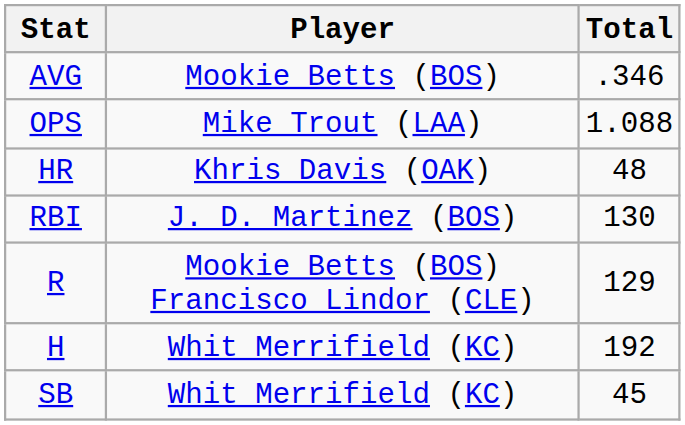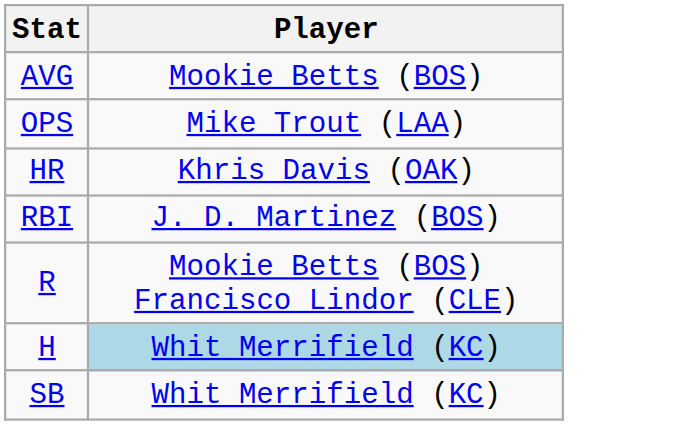- column: (630, 29)
(343, 347) no background -> (326, 347) lightblue background
